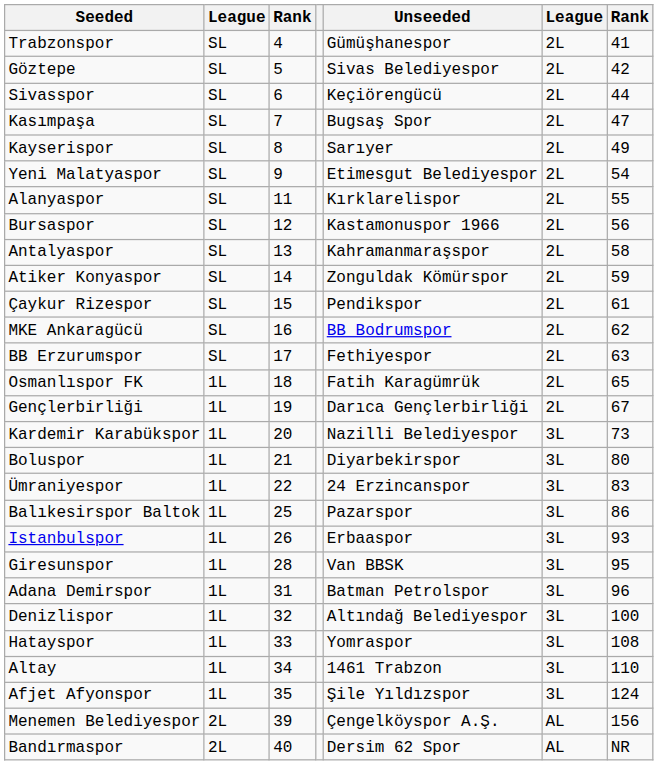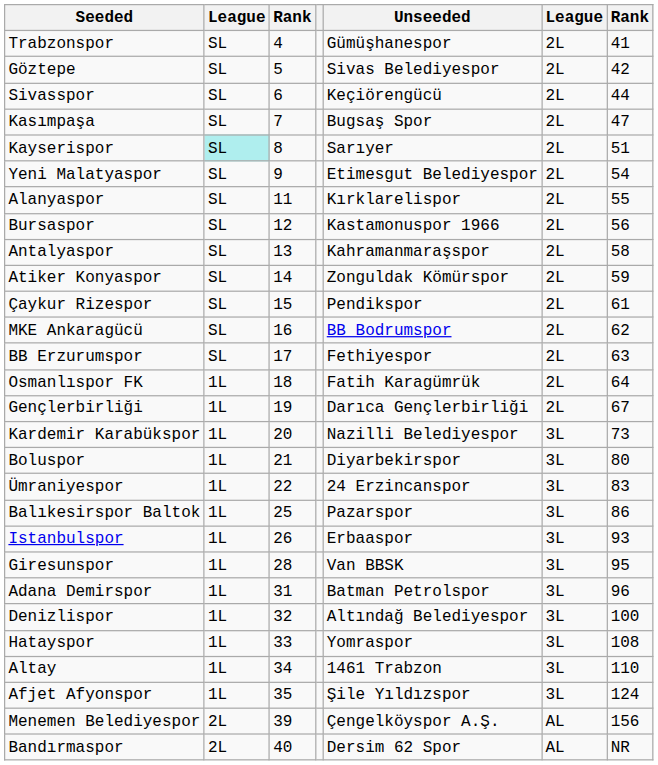(218, 148) no background -> (218, 148) paleturquoise background
(620, 148) 49 -> (620, 148) 51
(620, 382) 65 -> (620, 382) 64
